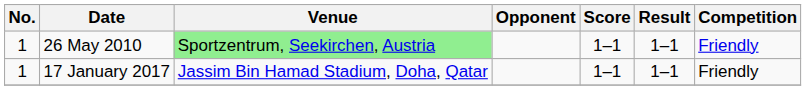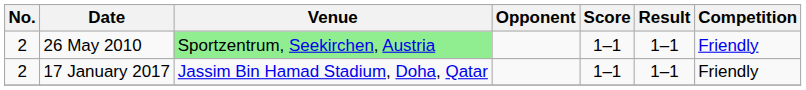(22, 44) 1 -> (22, 44) 2
(22, 71) 1 -> (22, 71) 2
